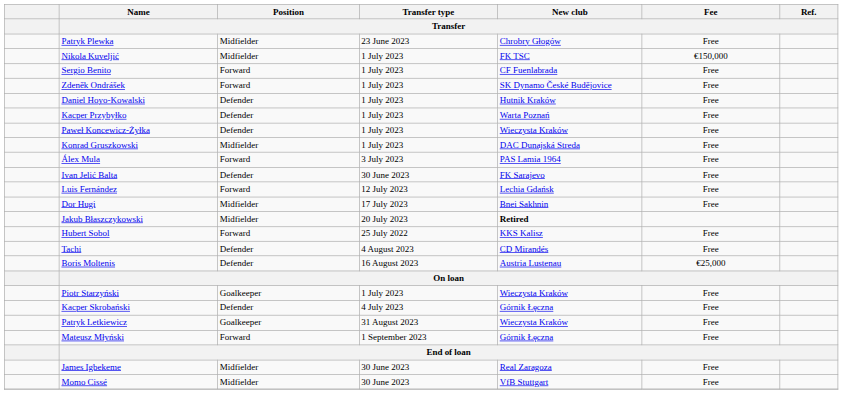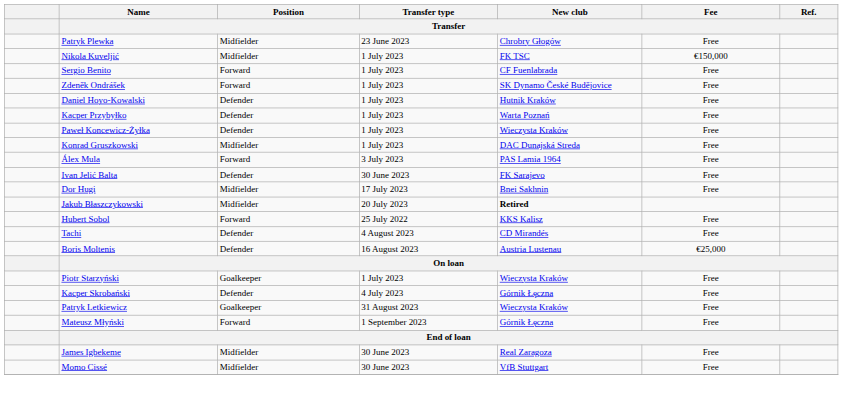- row: (89, 189)
